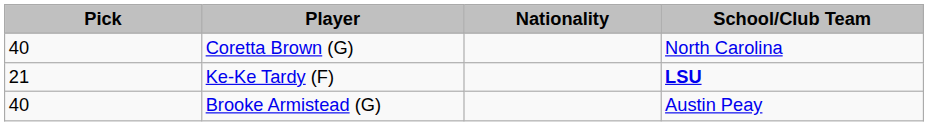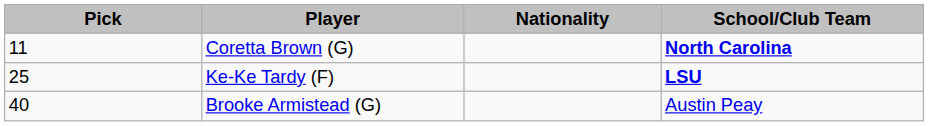(19, 47) 40 -> (18, 47) 11
(724, 47) normal -> (728, 47) bold
(19, 76) 21 -> (19, 76) 25
